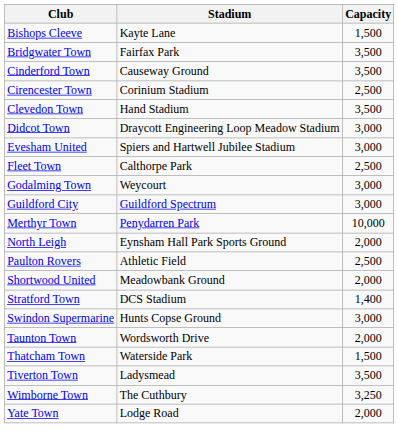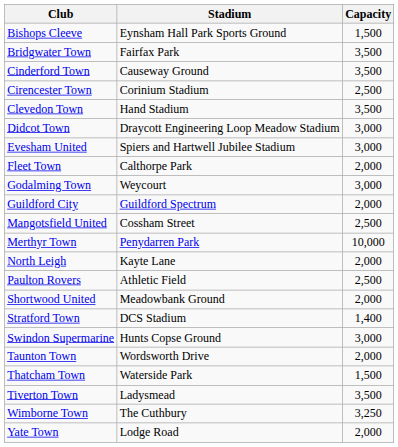(147, 33) Kayte Lane -> (203, 33) Eynsham Hall Park Sports Ground
(368, 166) 2,500 -> (368, 166) 2,000
(368, 204) 3,000 -> (368, 204) 2,000
+ row: (57, 223)
(203, 242) Eynsham Hall Park Sports Ground -> (147, 261) Kayte Lane
